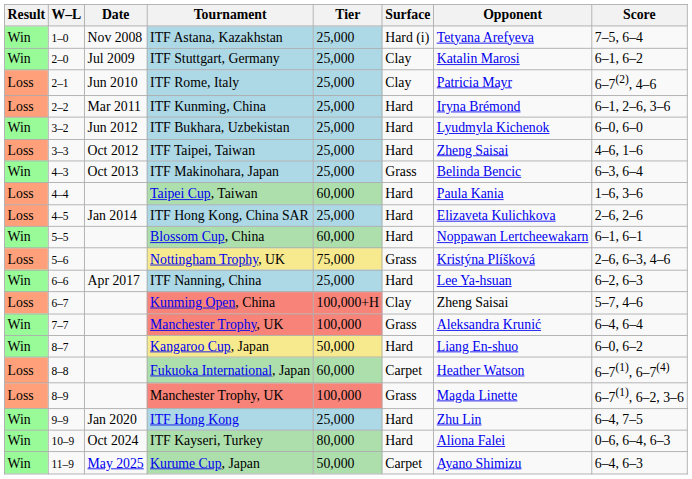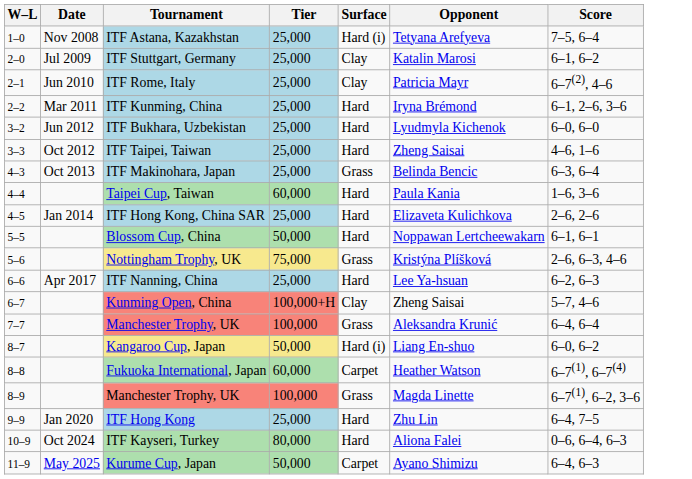- column: (26, 15)
(335, 237) 60,000 -> (292, 237) 50,000
(399, 346) Hard -> (363, 346) Hard (i)
